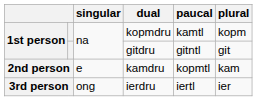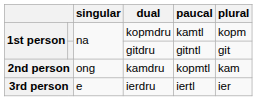(79, 68) e -> (86, 68) ong
(86, 86) ong -> (79, 86) e
